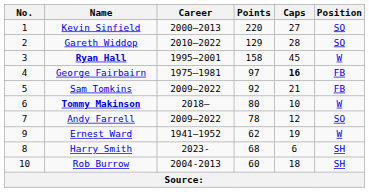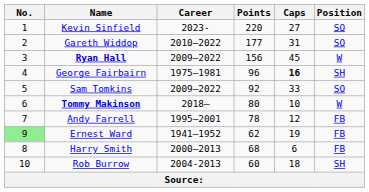(195, 27) 2000–2013 -> (195, 27) 2023-
(254, 42) 129 -> (254, 42) 177
(294, 42) 28 -> (294, 42) 31
(195, 58) 1995–2001 -> (195, 58) 2009–2022
(254, 58) 158 -> (254, 58) 156
(254, 73) 97 -> (254, 73) 96
(339, 73) FB -> (339, 73) SH
(294, 88) 21 -> (294, 88) 33
(339, 88) FB -> (339, 88) SO
(195, 119) 2009–2022 -> (195, 119) 1995–2001
(339, 119) SO -> (339, 119) FB
(25, 134) no background -> (25, 134) lightgreen background
(339, 134) W -> (339, 134) FB
(195, 149) 2023- -> (195, 149) 2000–2013
(339, 149) SH -> (339, 149) FB
